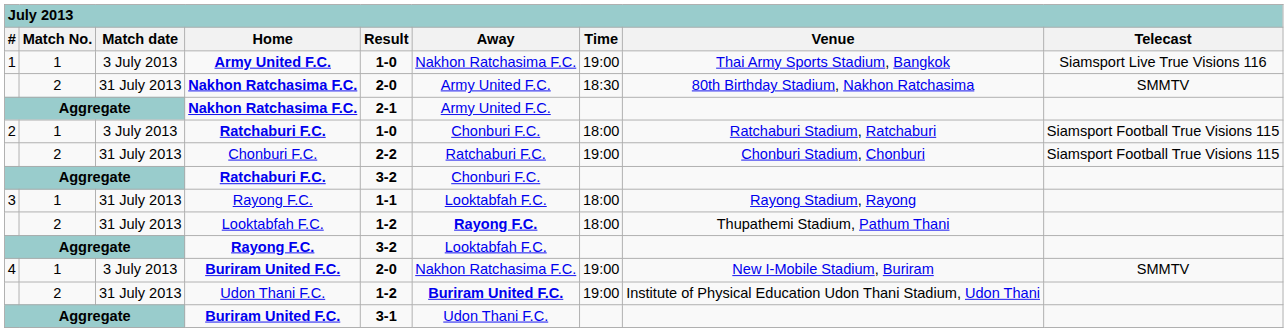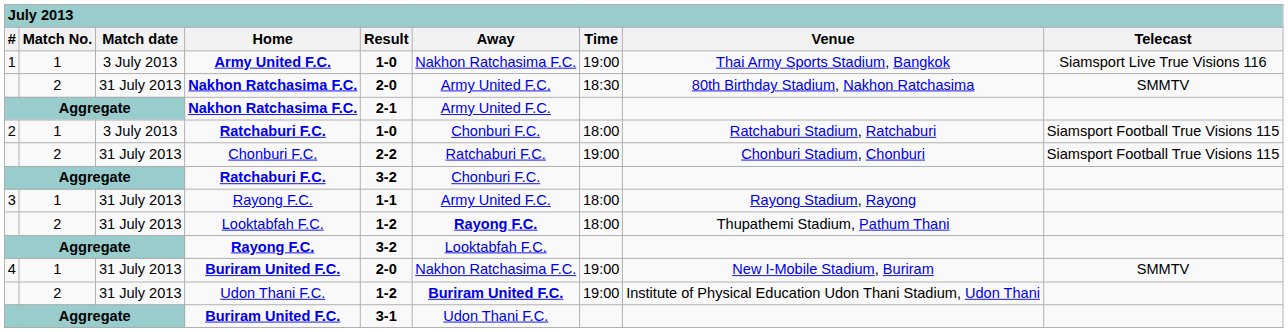(496, 200) Looktabfah F.C. -> (496, 200) Army United F.C.
(140, 270) 3 July 2013 -> (140, 270) 31 July 2013
